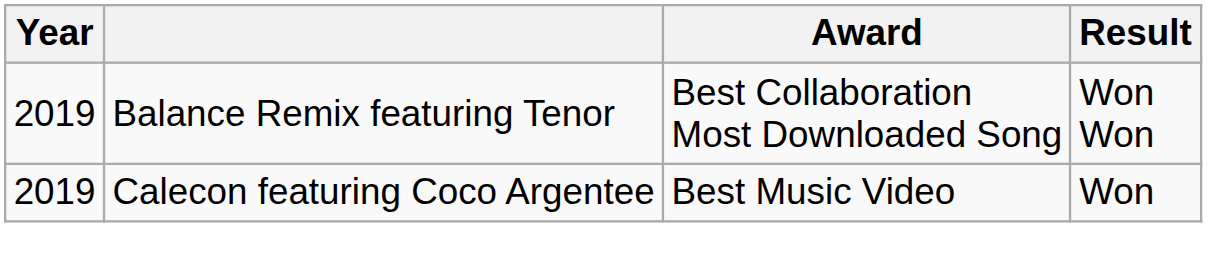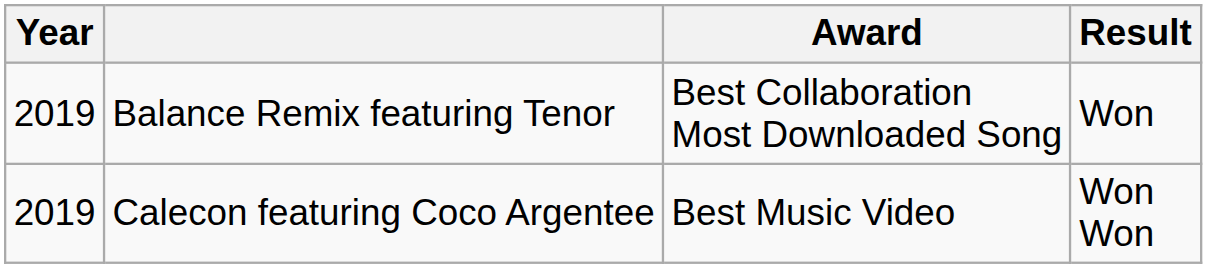(1117, 112) Won Won -> (1117, 112) Won
(1117, 191) Won -> (1117, 212) Won Won
